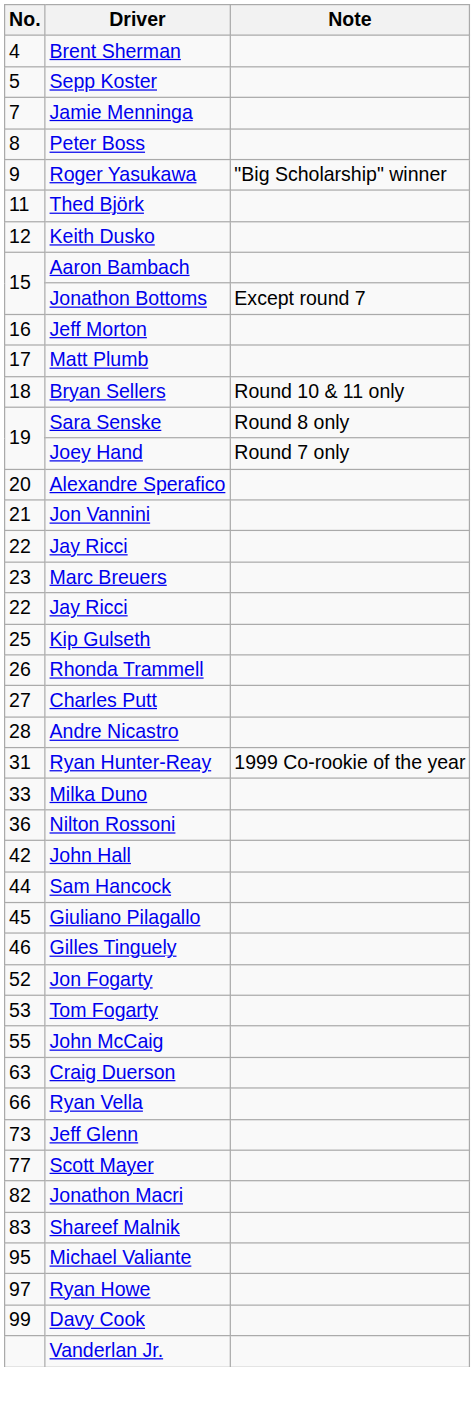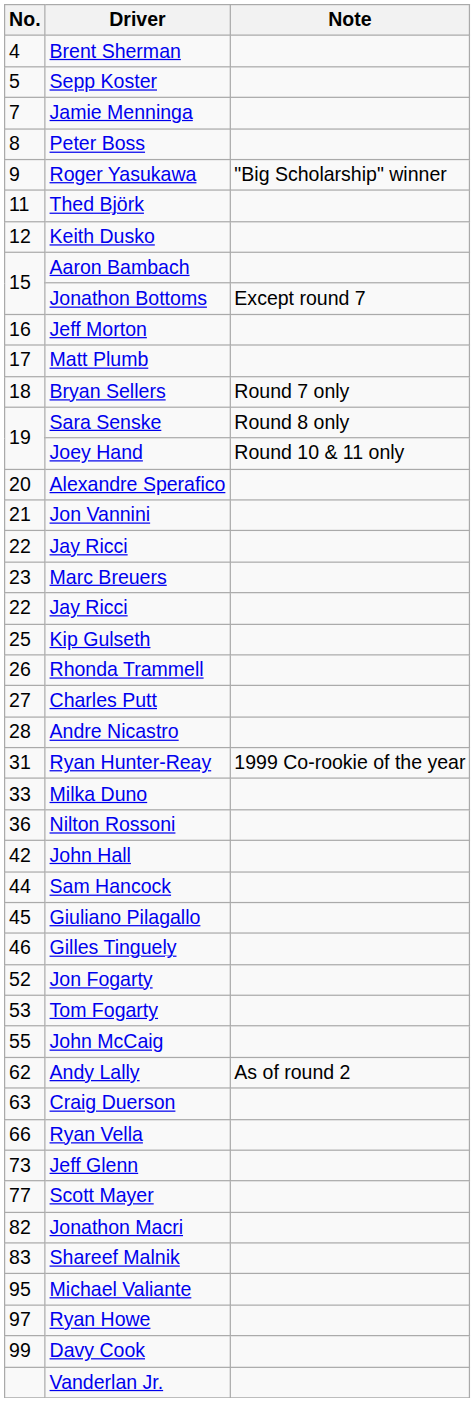(319, 391) Round 10 & 11 only -> (292, 391) Round 7 only
(292, 453) Round 7 only -> (319, 453) Round 10 & 11 only
+ row: (20, 1072)
